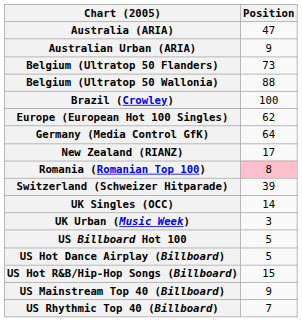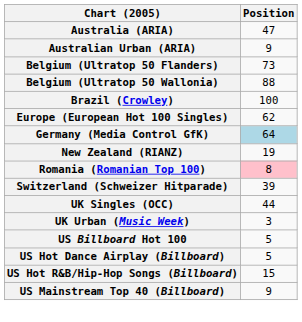(269, 135) no background -> (269, 135) lightblue background
(269, 152) 17 -> (269, 152) 19
(269, 204) 14 -> (269, 204) 44
- row: (122, 308)
